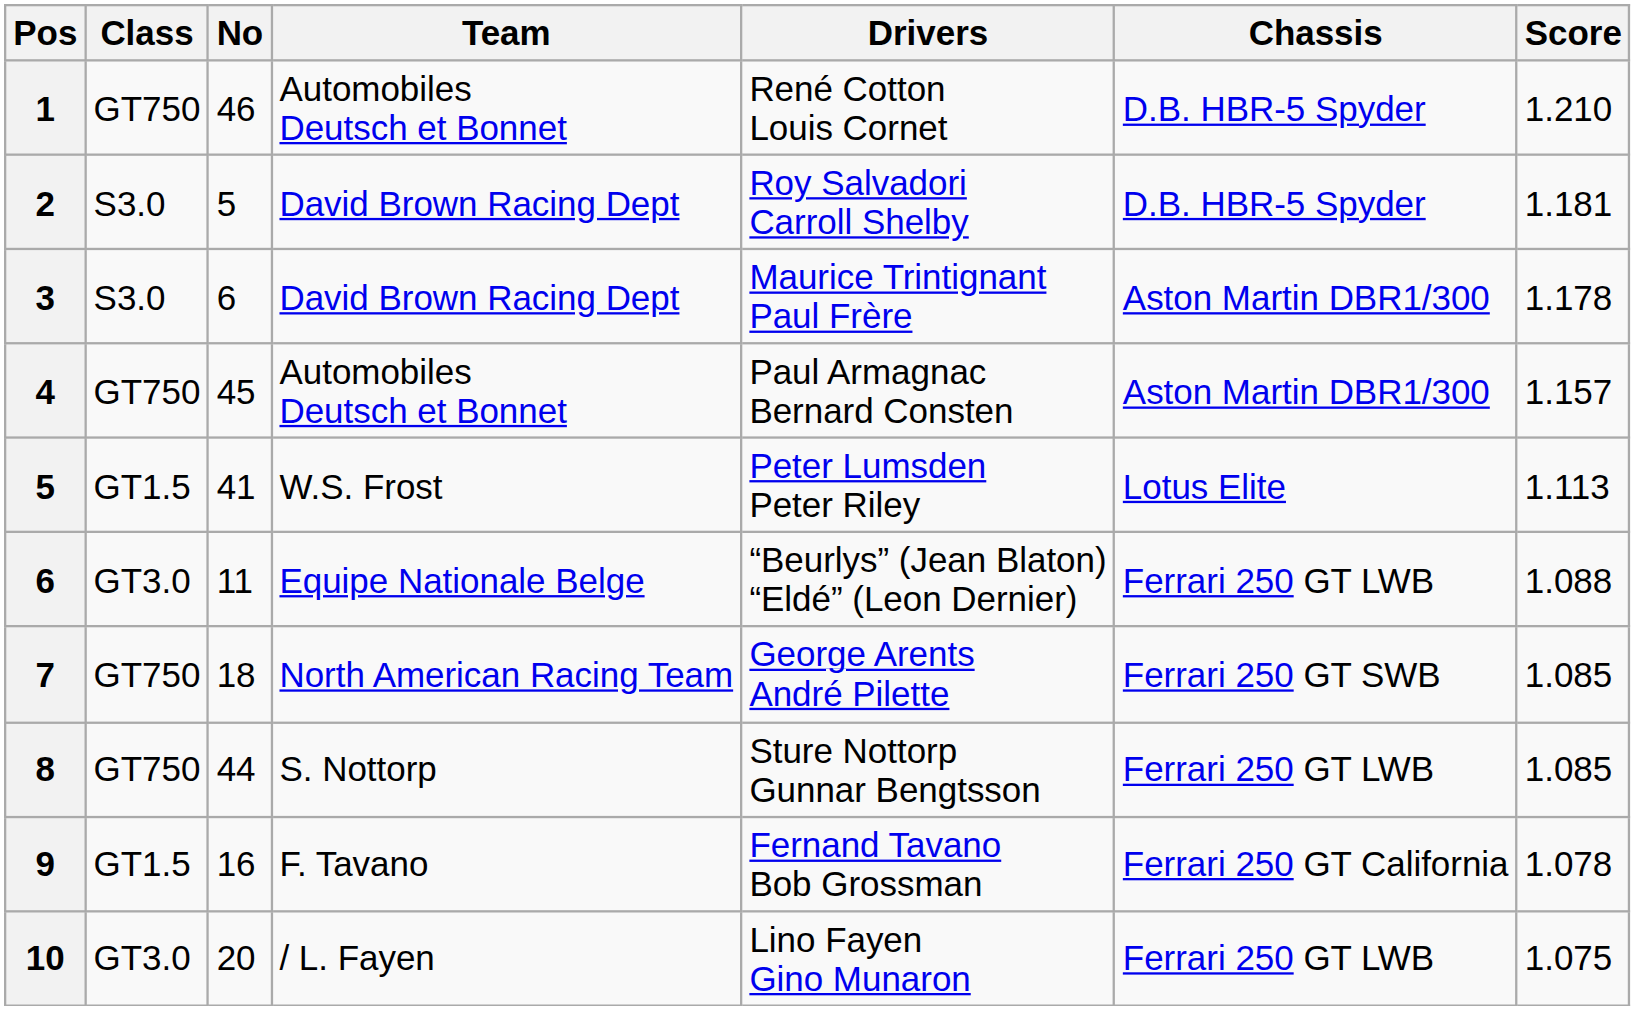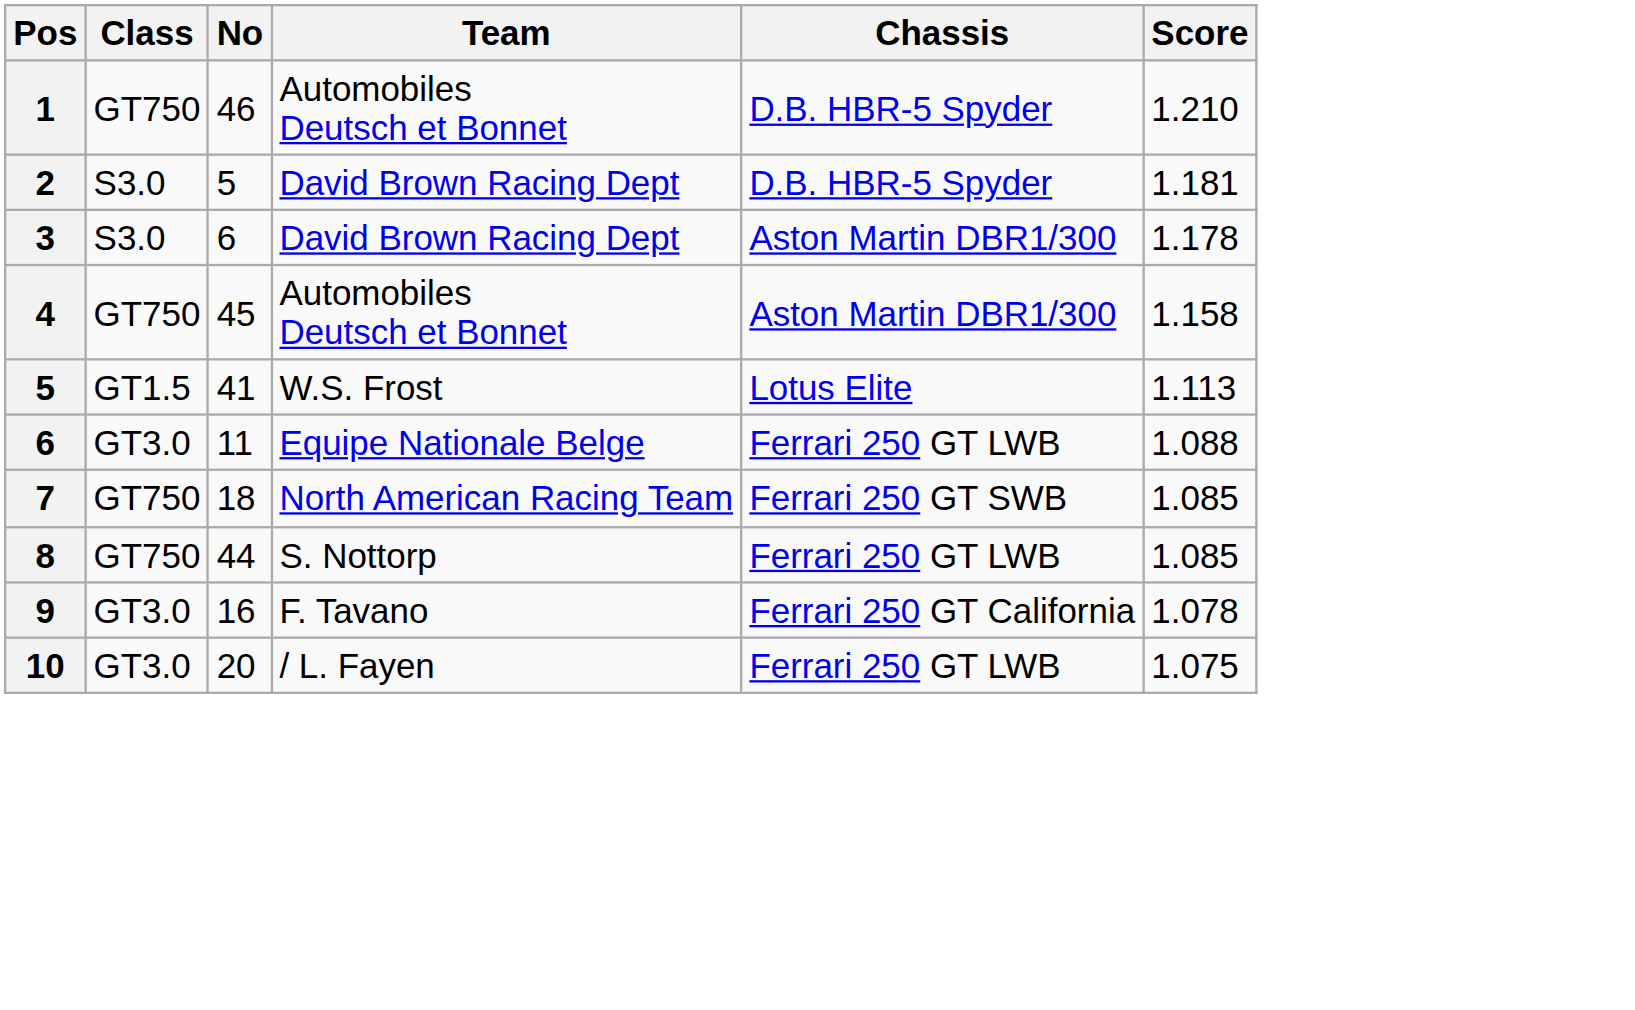- column: (928, 33)
(1569, 391) 1.157 -> (1195, 313) 1.158
(142, 863) GT1.5 -> (142, 609) GT3.0
